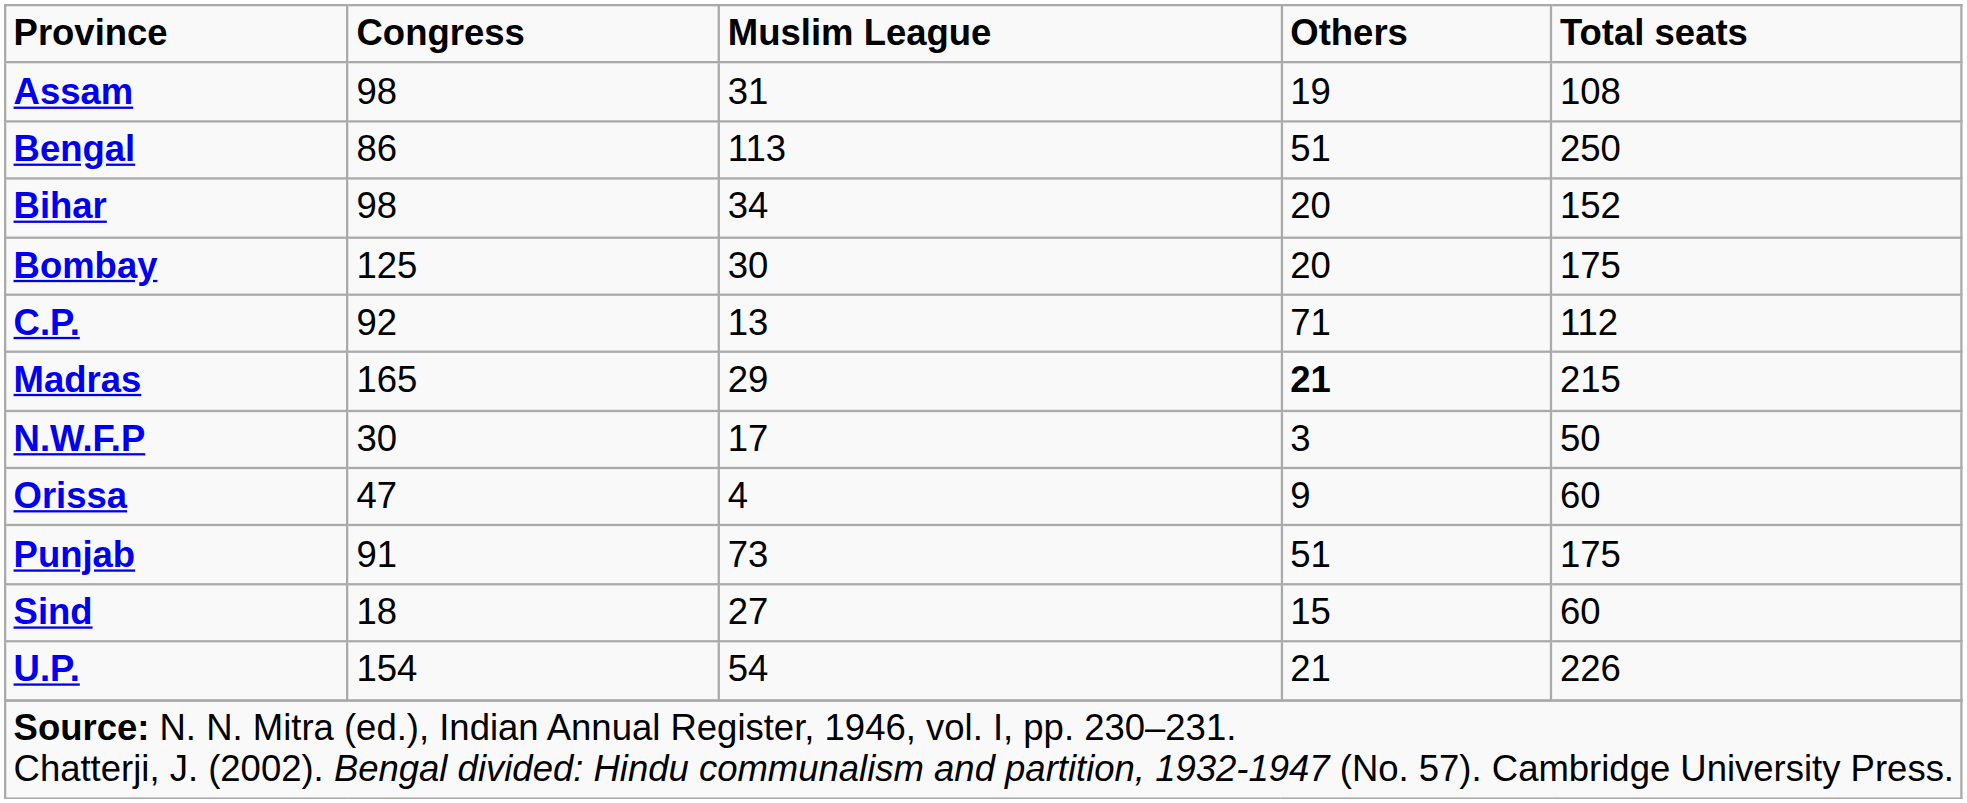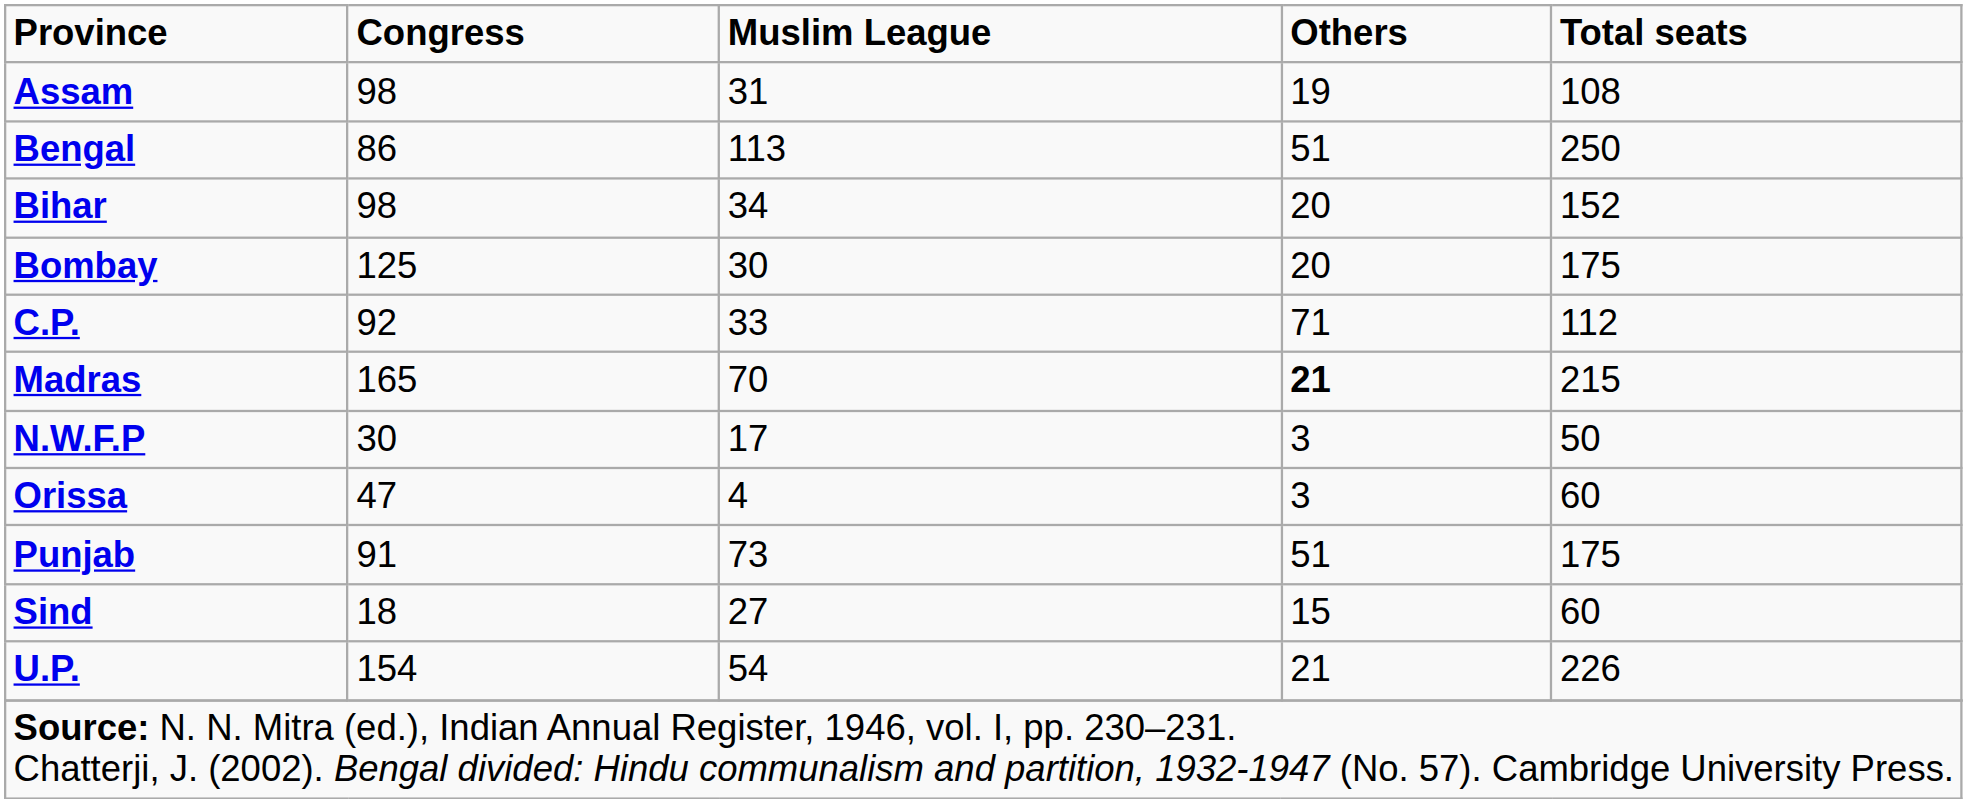(748, 322) 13 -> (748, 322) 33
(748, 380) 29 -> (748, 380) 70
(1300, 496) 9 -> (1300, 496) 3
